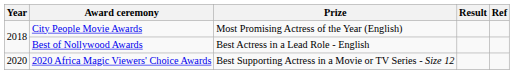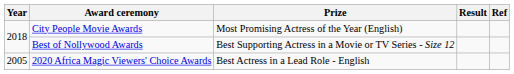(293, 45) Best Actress in a Lead Role - English -> (335, 45) Best Supporting Actress in a Movie or TV Series - Size 12
(17, 61) 2020 -> (17, 61) 2005
(335, 61) Best Supporting Actress in a Movie or TV Series - Size 12 -> (293, 61) Best Actress in a Lead Role - English
